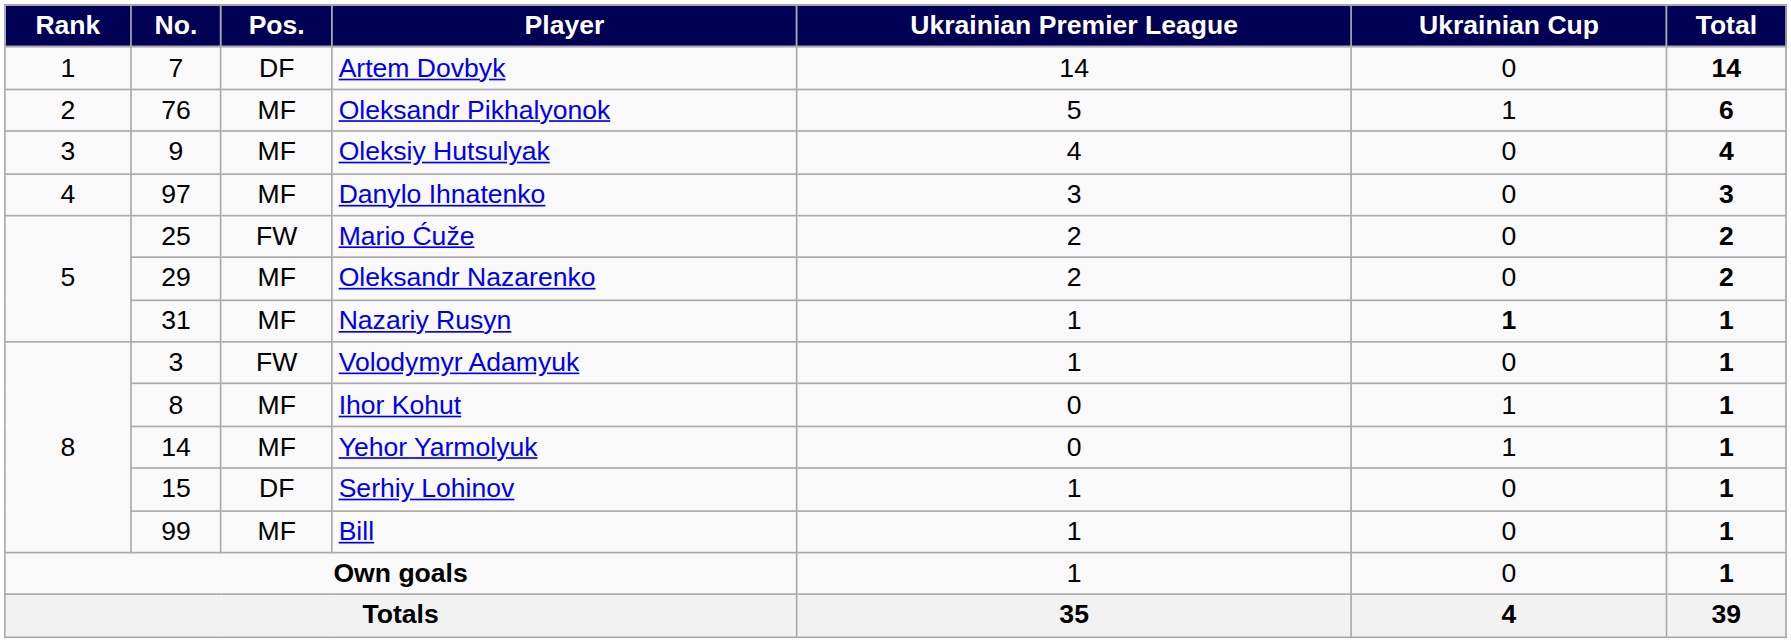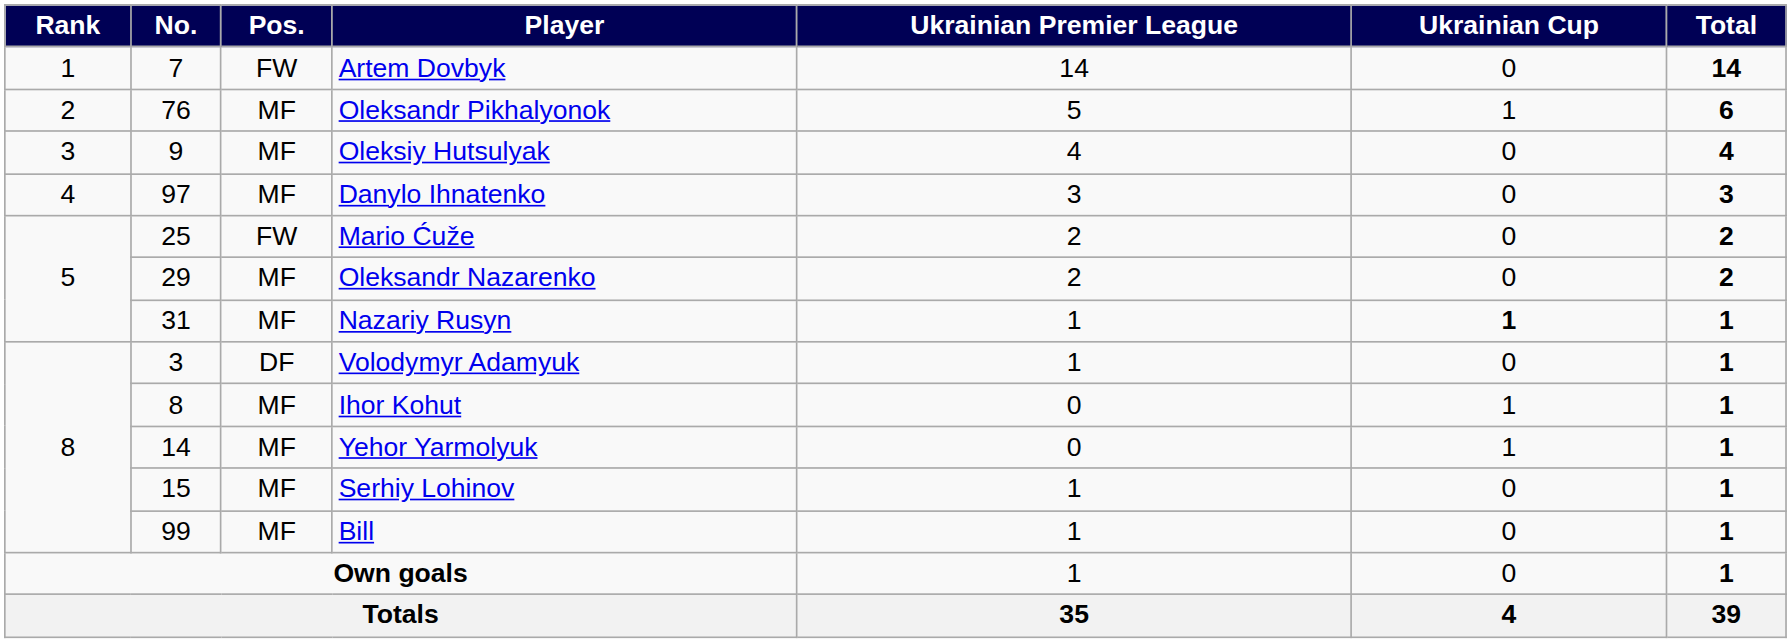(277, 67) DF -> (277, 67) FW
(277, 362) FW -> (277, 362) DF
(277, 488) DF -> (277, 488) MF
